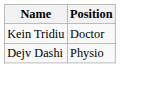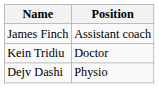+ row: (38, 33)
